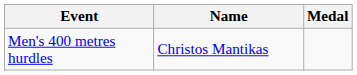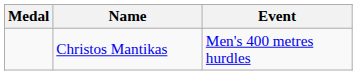columns swapped: (328, 16) <-> (79, 16)
